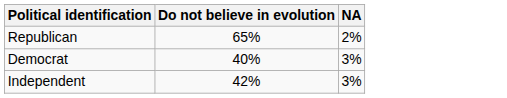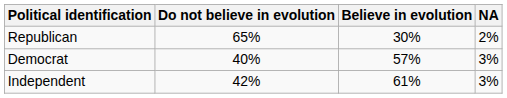+ column: (407, 15)
